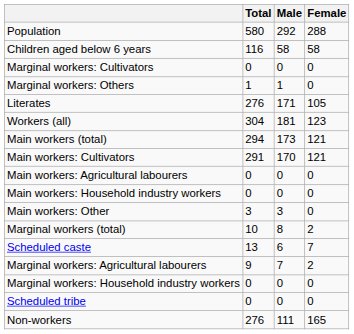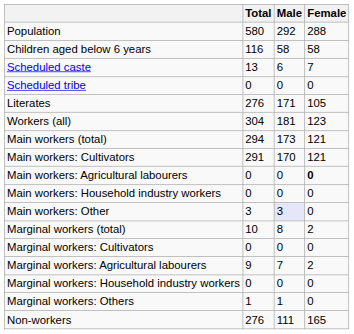rows swapped: (49, 247) <-> (80, 67)
rows swapped: (46, 301) <-> (70, 85)
(310, 175) normal -> (310, 175) bold
(280, 211) no background -> (280, 211) lavender background
